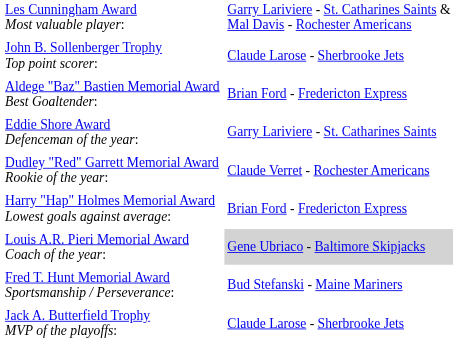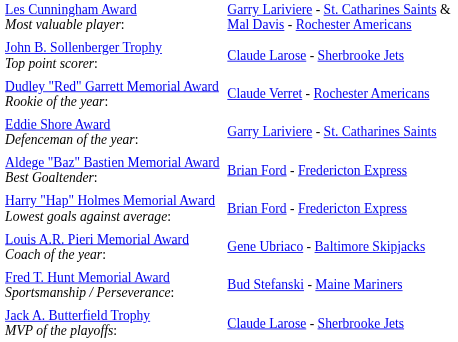rows swapped: (112, 170) <-> (112, 93)
(326, 246) lightgrey background -> (326, 246) no background
